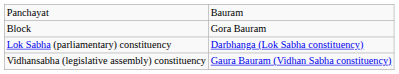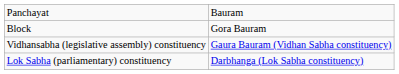rows swapped: (106, 61) <-> (89, 45)
